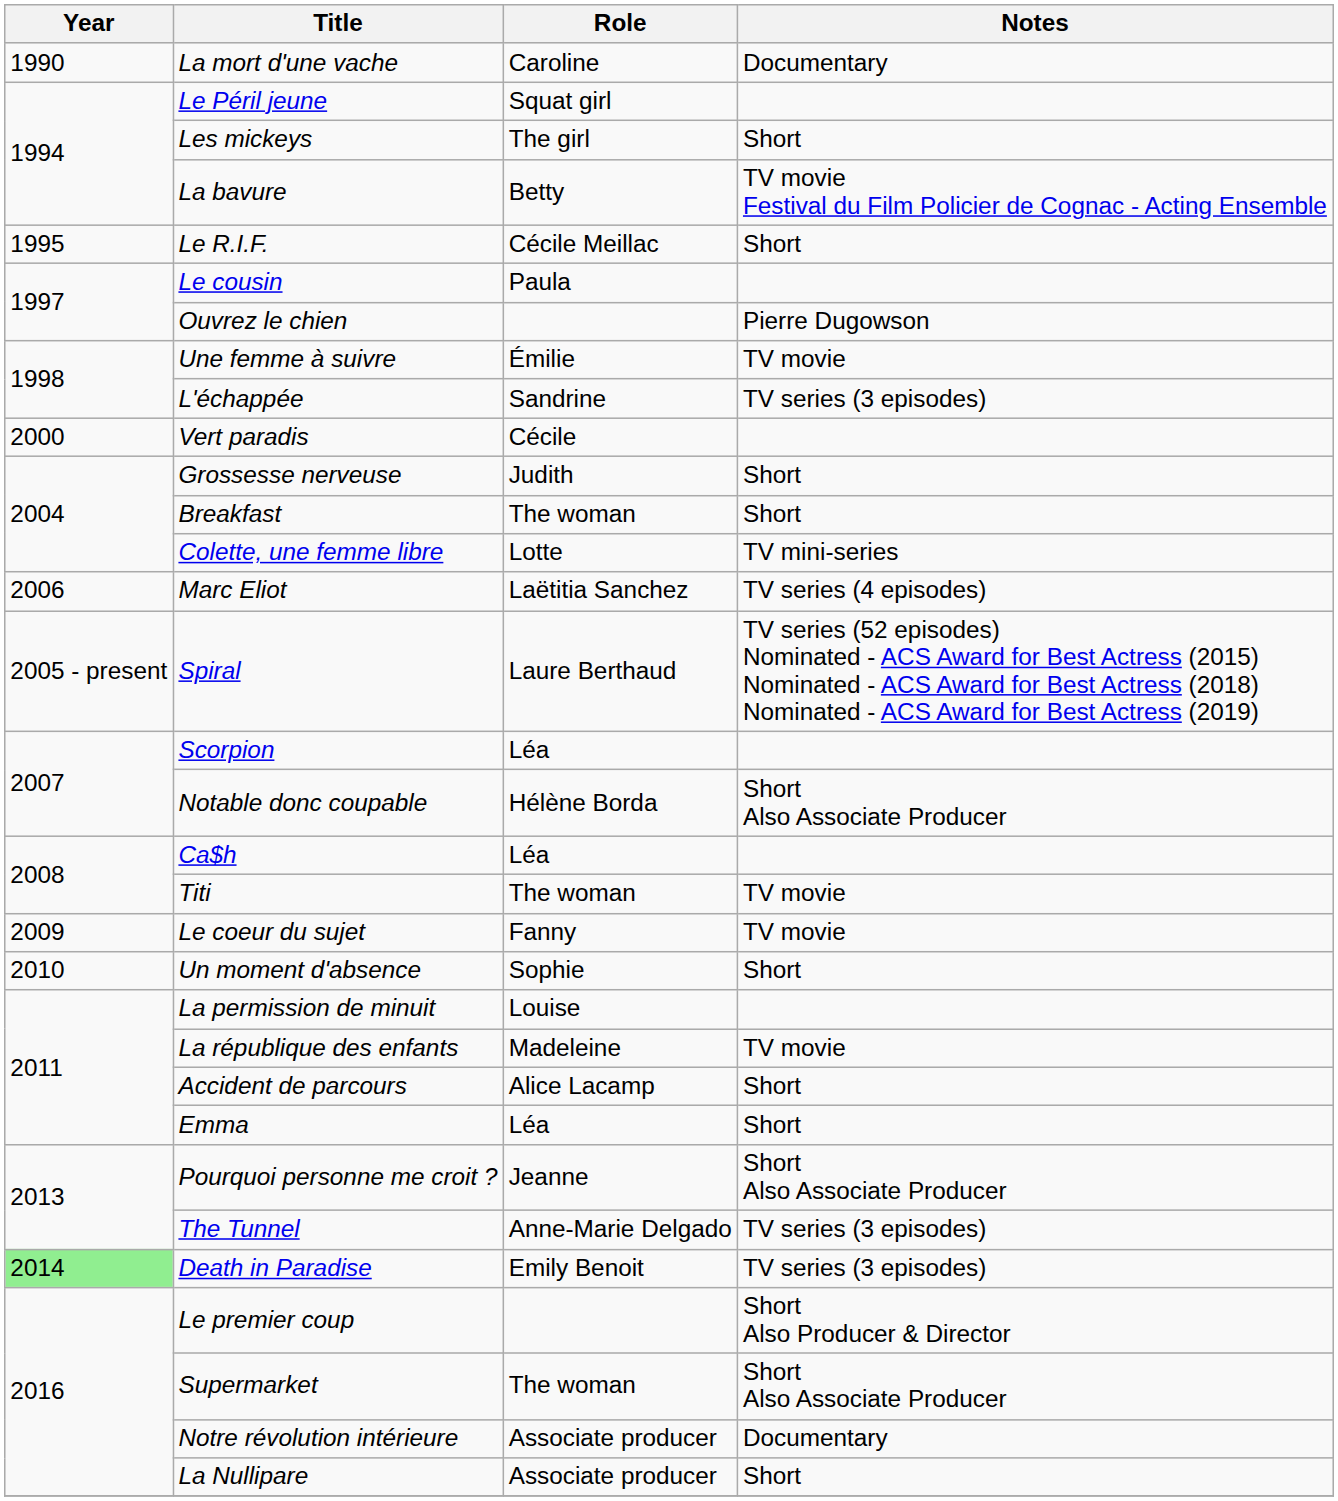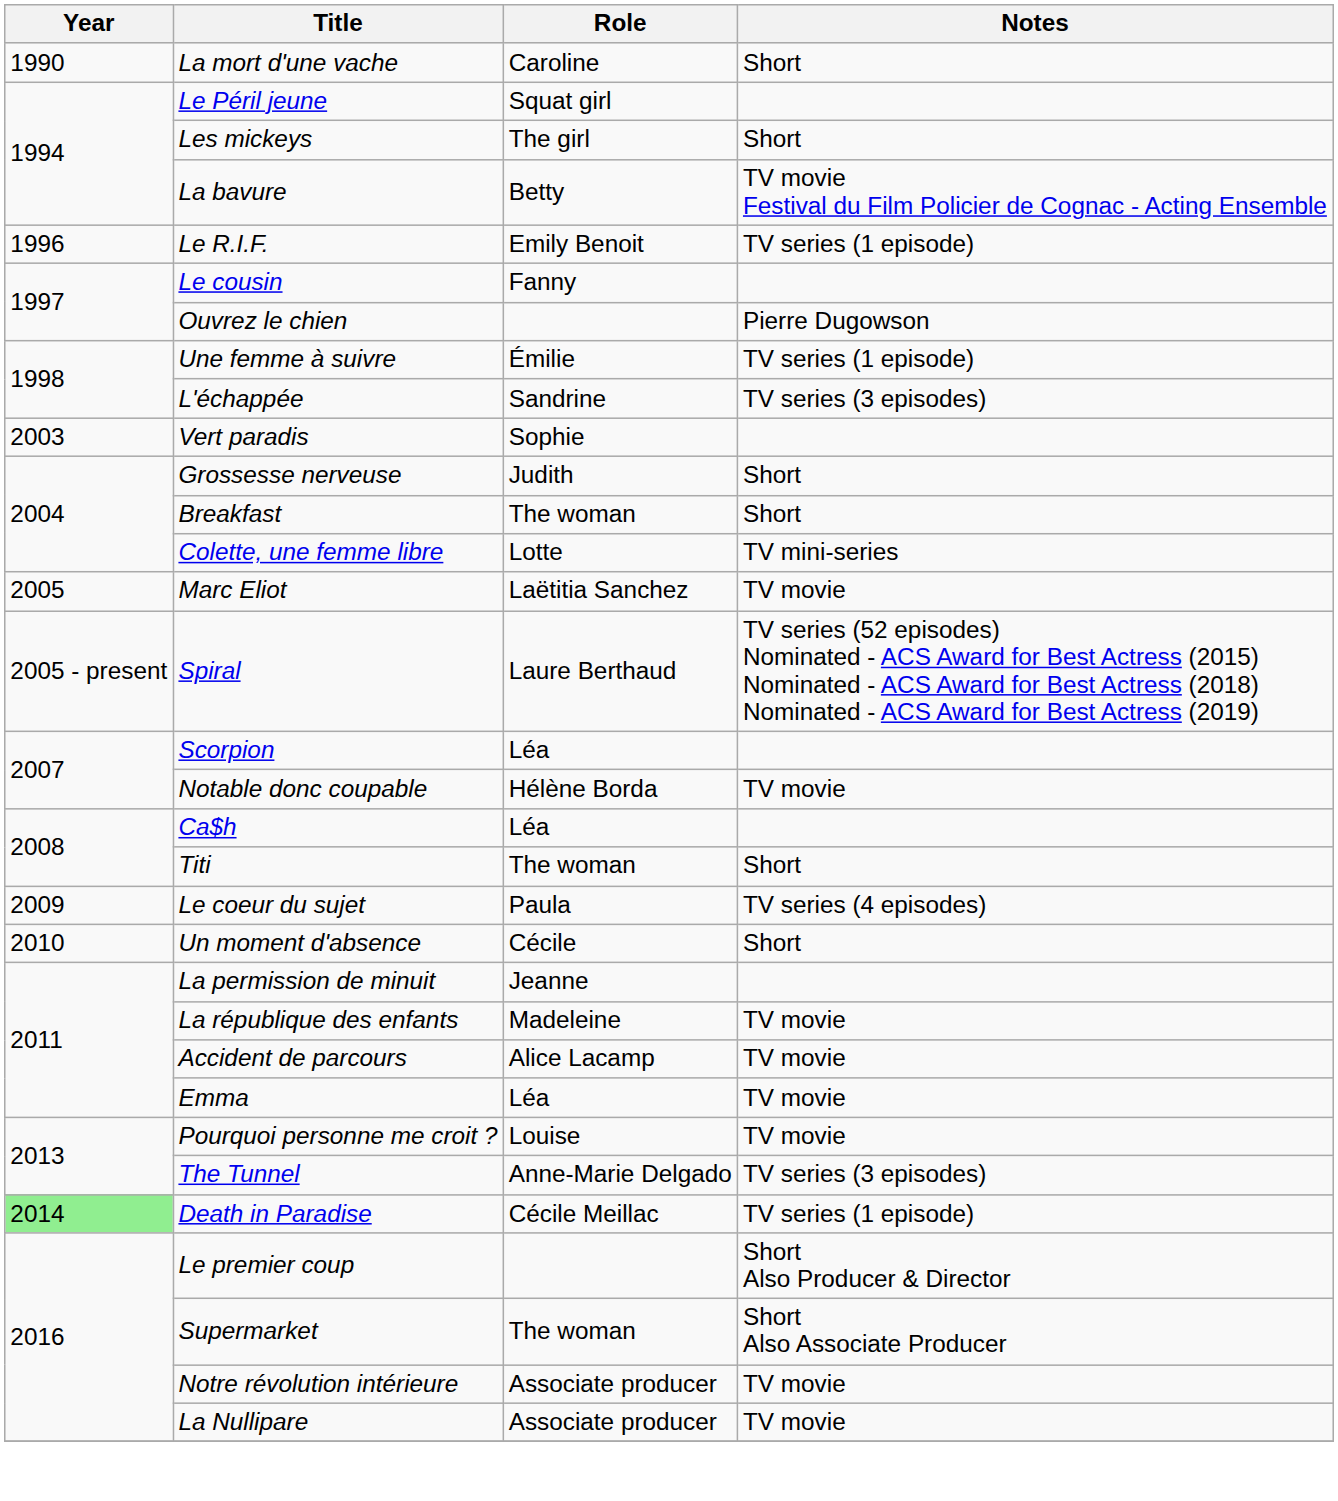(815, 62) Documentary -> (772, 62) Short
(37, 243) 1995 -> (37, 243) 1996
(584, 243) Cécile Meillac -> (576, 243) Emily Benoit
(772, 243) Short -> (859, 243) TV series (1 episode)
(540, 282) Paula -> (542, 282) Fanny
(794, 359) TV movie -> (859, 359) TV series (1 episode)
(37, 436) 2000 -> (37, 436) 2003
(542, 436) Cécile -> (547, 436) Sophie
(37, 591) 2006 -> (37, 591) 2005
(865, 591) TV series (4 episodes) -> (794, 591) TV movie
(875, 802) Short Also Associate Producer -> (794, 788) TV movie
(794, 893) TV movie -> (772, 866) Short
(542, 931) Fanny -> (540, 904) Paula
(794, 931) TV movie -> (865, 904) TV series (4 episodes)
(547, 970) Sophie -> (542, 943) Cécile
(545, 1009) Louise -> (549, 981) Jeanne
(772, 1086) Short -> (794, 1058) TV movie
(772, 1124) Short -> (794, 1097) TV movie
(549, 1177) Jeanne -> (545, 1136) Louise
(875, 1177) Short Also Associate Producer -> (794, 1136) TV movie
(576, 1267) Emily Benoit -> (584, 1213) Cécile Meillac
(865, 1267) TV series (3 episodes) -> (859, 1213) TV series (1 episode)
(815, 1438) Documentary -> (794, 1383) TV movie
(772, 1476) Short -> (794, 1422) TV movie
